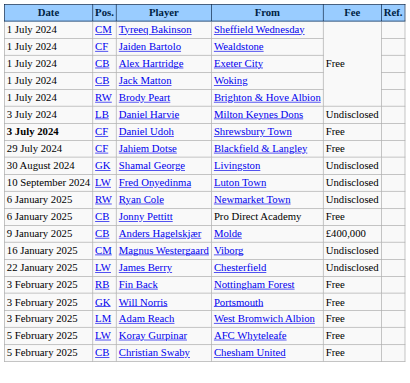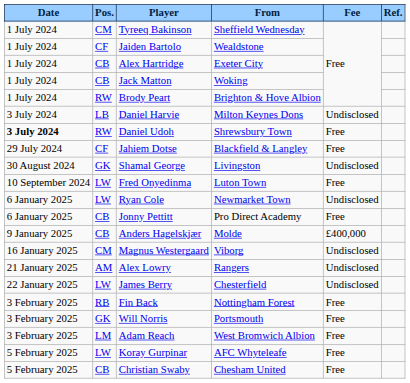(102, 132) CF -> (103, 132) RW
(352, 183) Undisclosed -> (335, 183) Free
(103, 200) RW -> (103, 200) LW
+ row: (145, 268)
